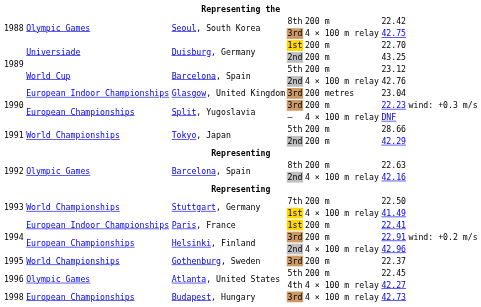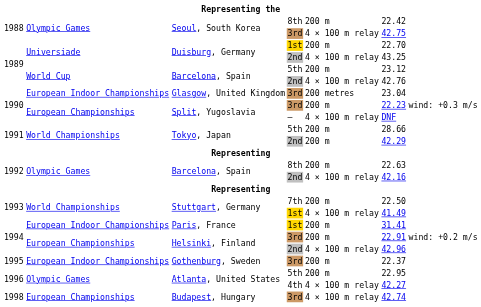(317, 57) 200 m -> (342, 57) 4 × 100 m relay
(394, 225) 22.41 -> (394, 225) 31.41
(73, 261) World Championships -> (98, 261) European Indoor Championships
(394, 273) 22.45 -> (394, 273) 22.95
(394, 297) 42.73 -> (394, 297) 42.74
